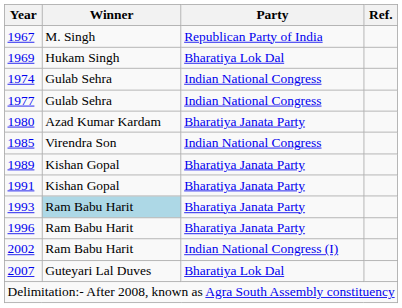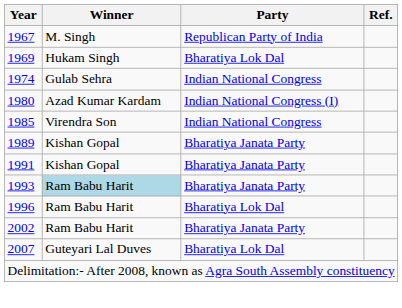- row: (21, 100)
(245, 121) Bharatiya Janata Party -> (261, 100) Indian National Congress (I)
(245, 228) Bharatiya Janata Party -> (234, 206) Bharatiya Lok Dal
(261, 249) Indian National Congress (I) -> (245, 228) Bharatiya Janata Party
